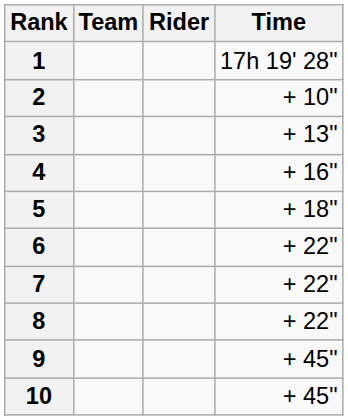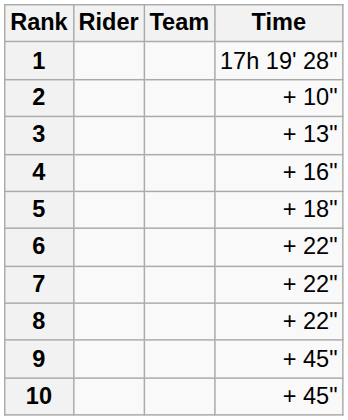columns swapped: (179, 23) <-> (108, 23)
